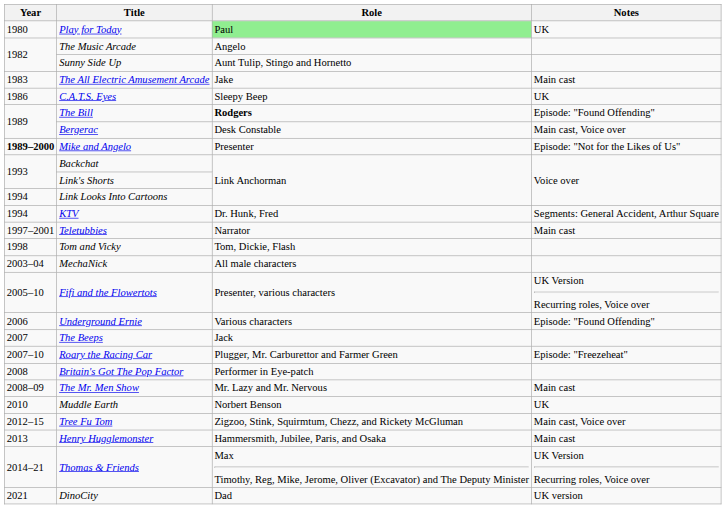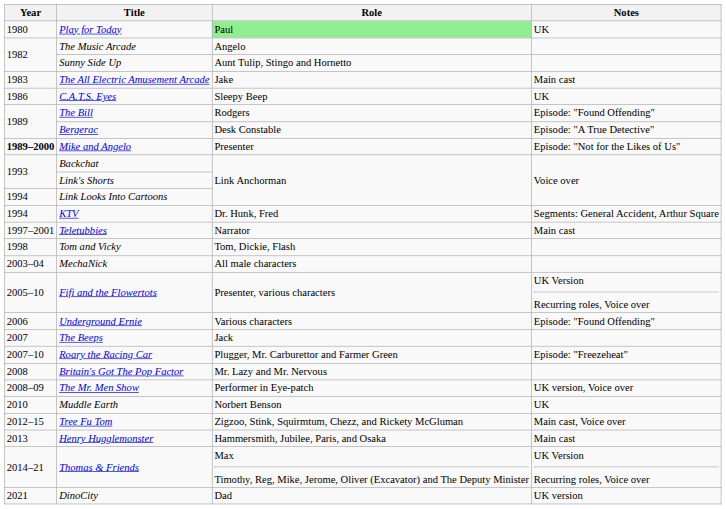(233, 113) bold -> (232, 113) normal
(580, 130) Main cast, Voice over -> (594, 130) Episode: "A True Detective"
(264, 371) Performer in Eye-patch -> (271, 371) Mr. Lazy and Mr. Nervous
(271, 388) Mr. Lazy and Mr. Nervous -> (264, 388) Performer in Eye-patch
(555, 388) Main cast -> (584, 388) UK version, Voice over
